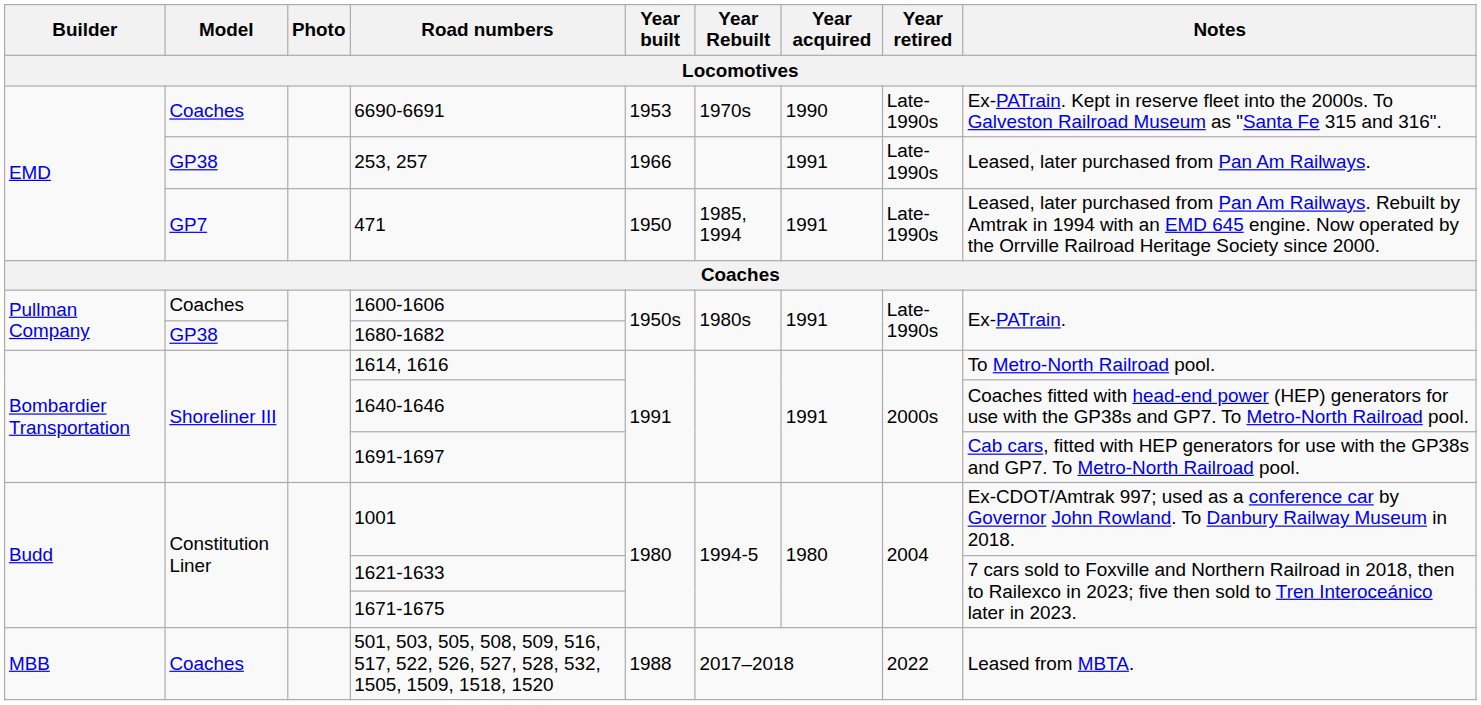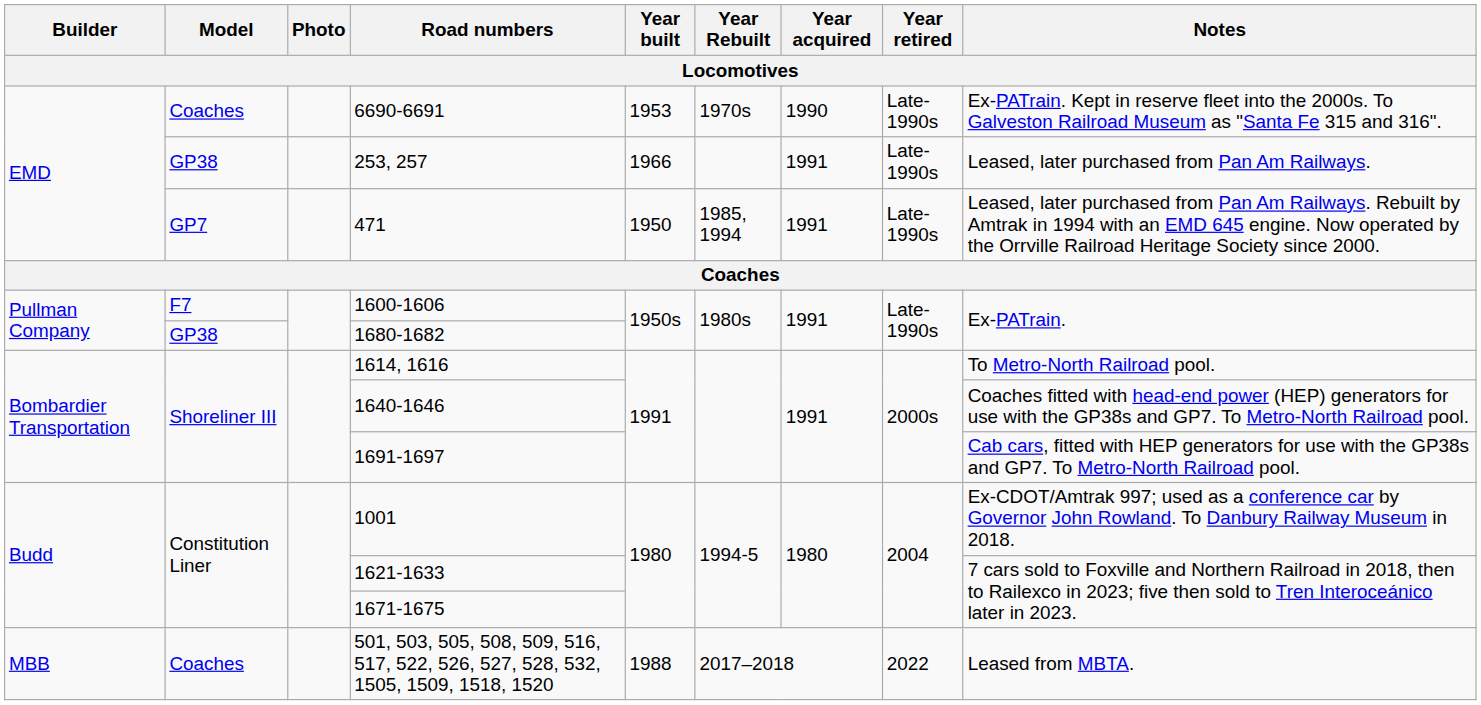(207, 305) Coaches -> (180, 305) F7
